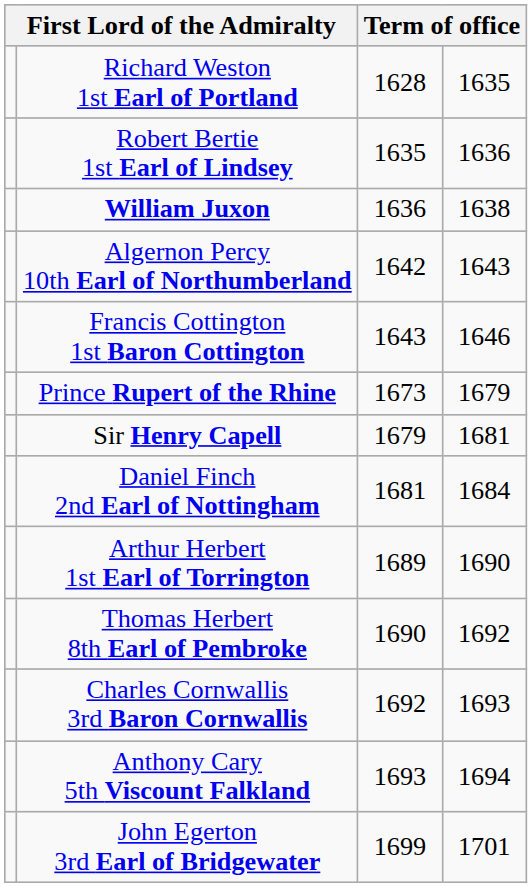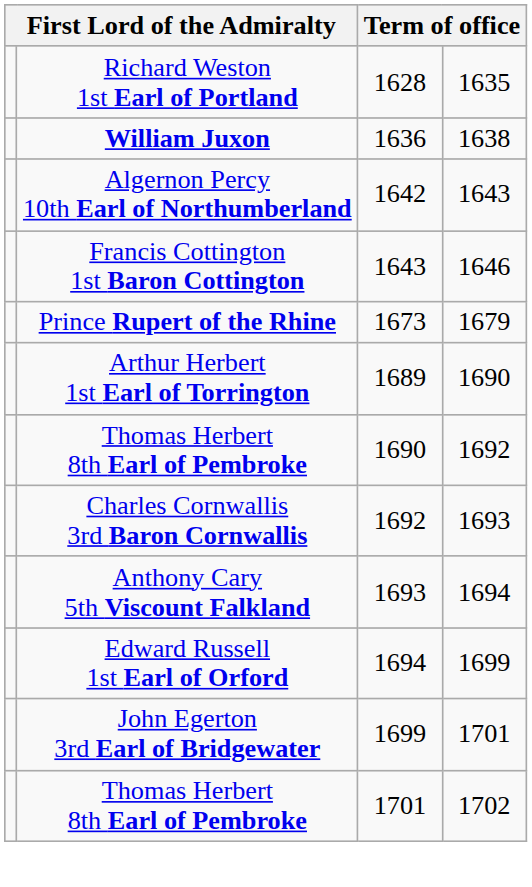- row: (187, 152)
- row: (187, 434)
- row: (187, 491)
+ row: (187, 662)
+ row: (187, 805)
